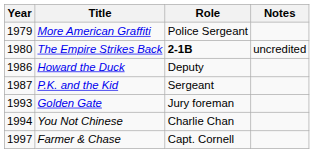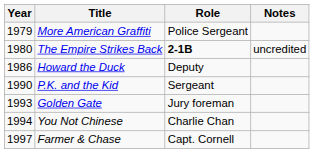(20, 85) 1987 -> (20, 85) 1990
